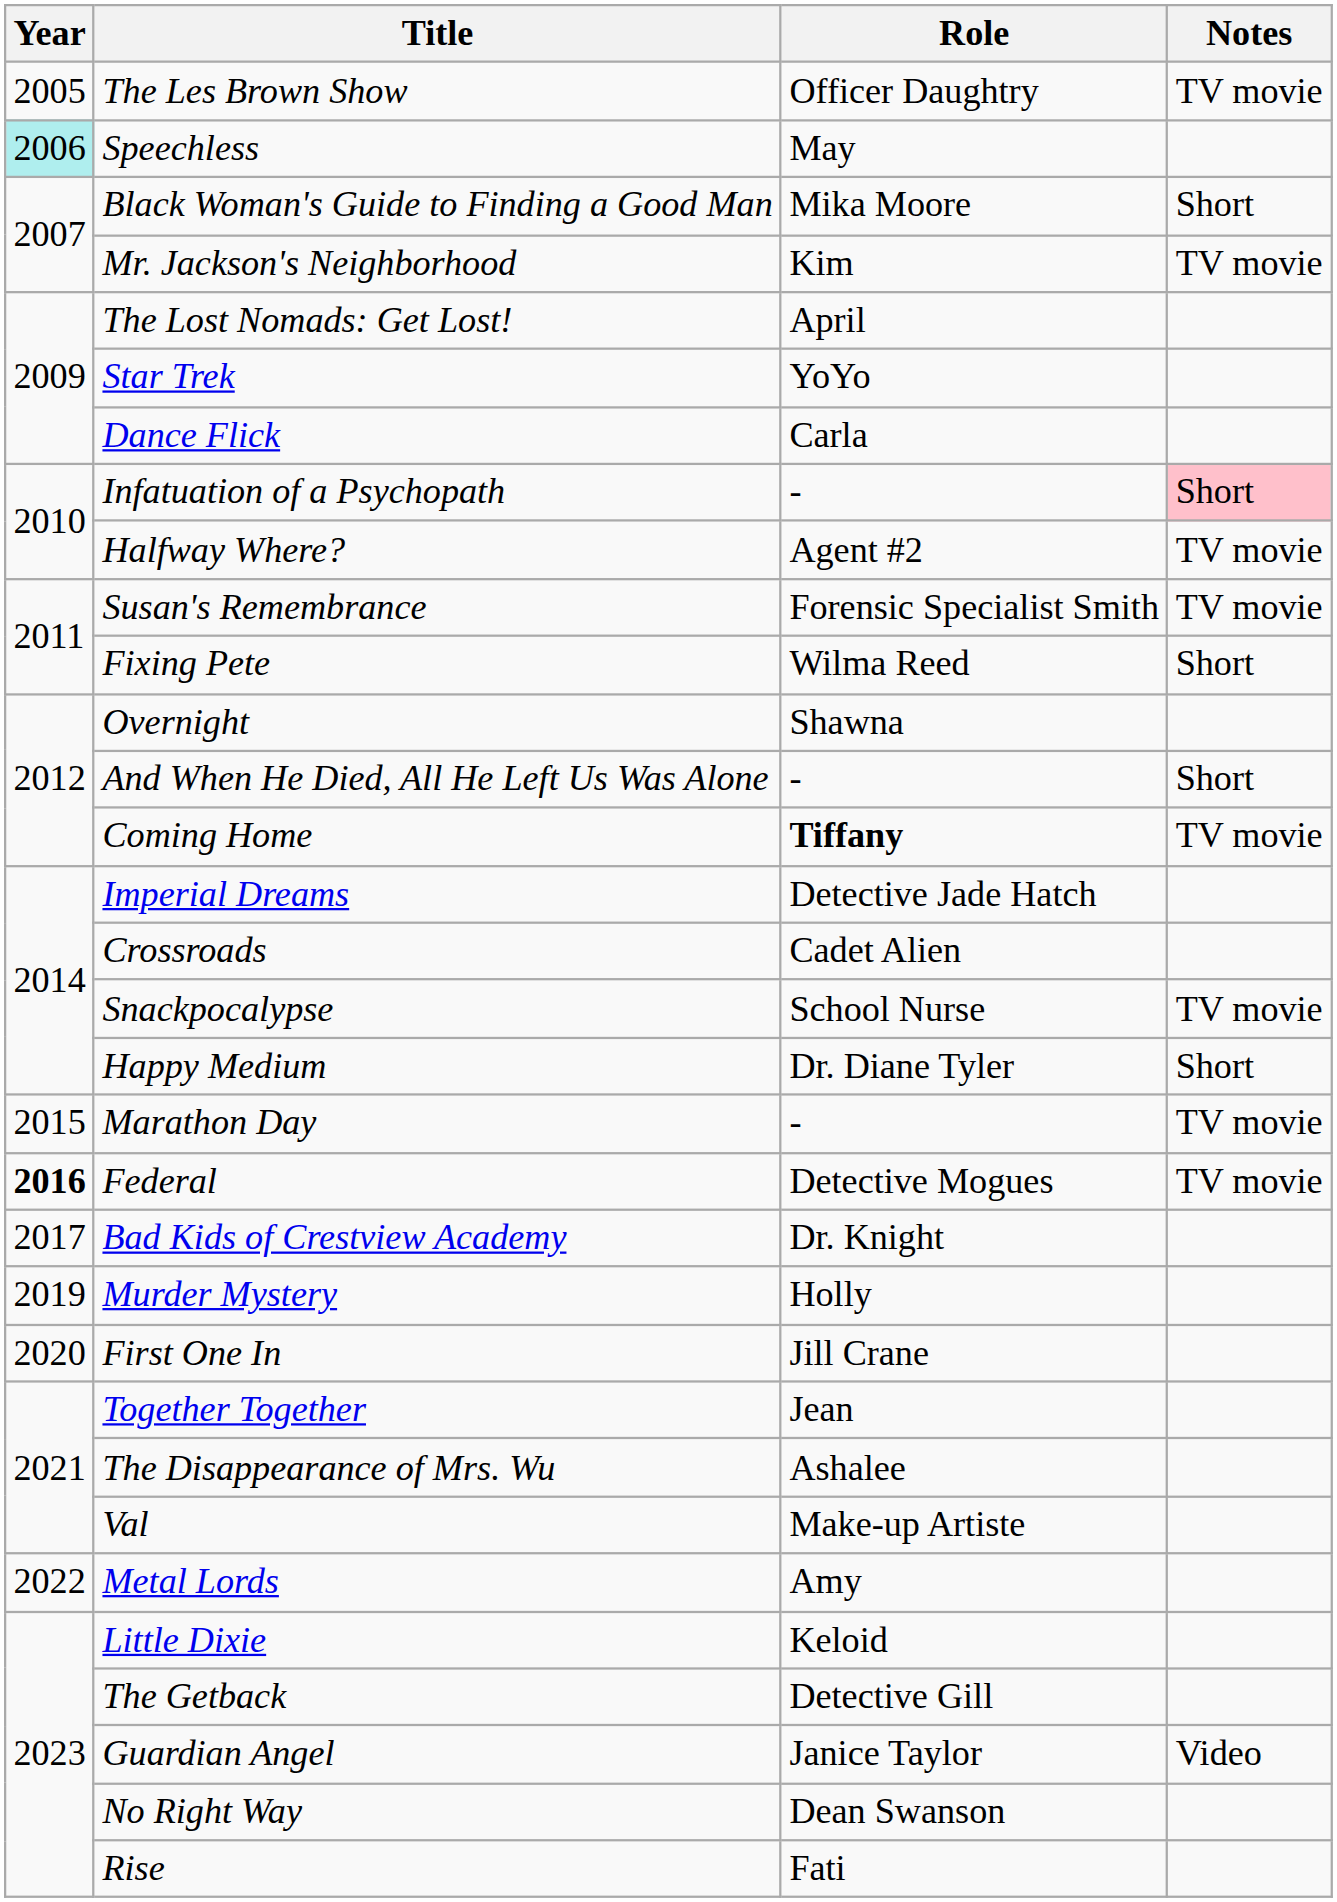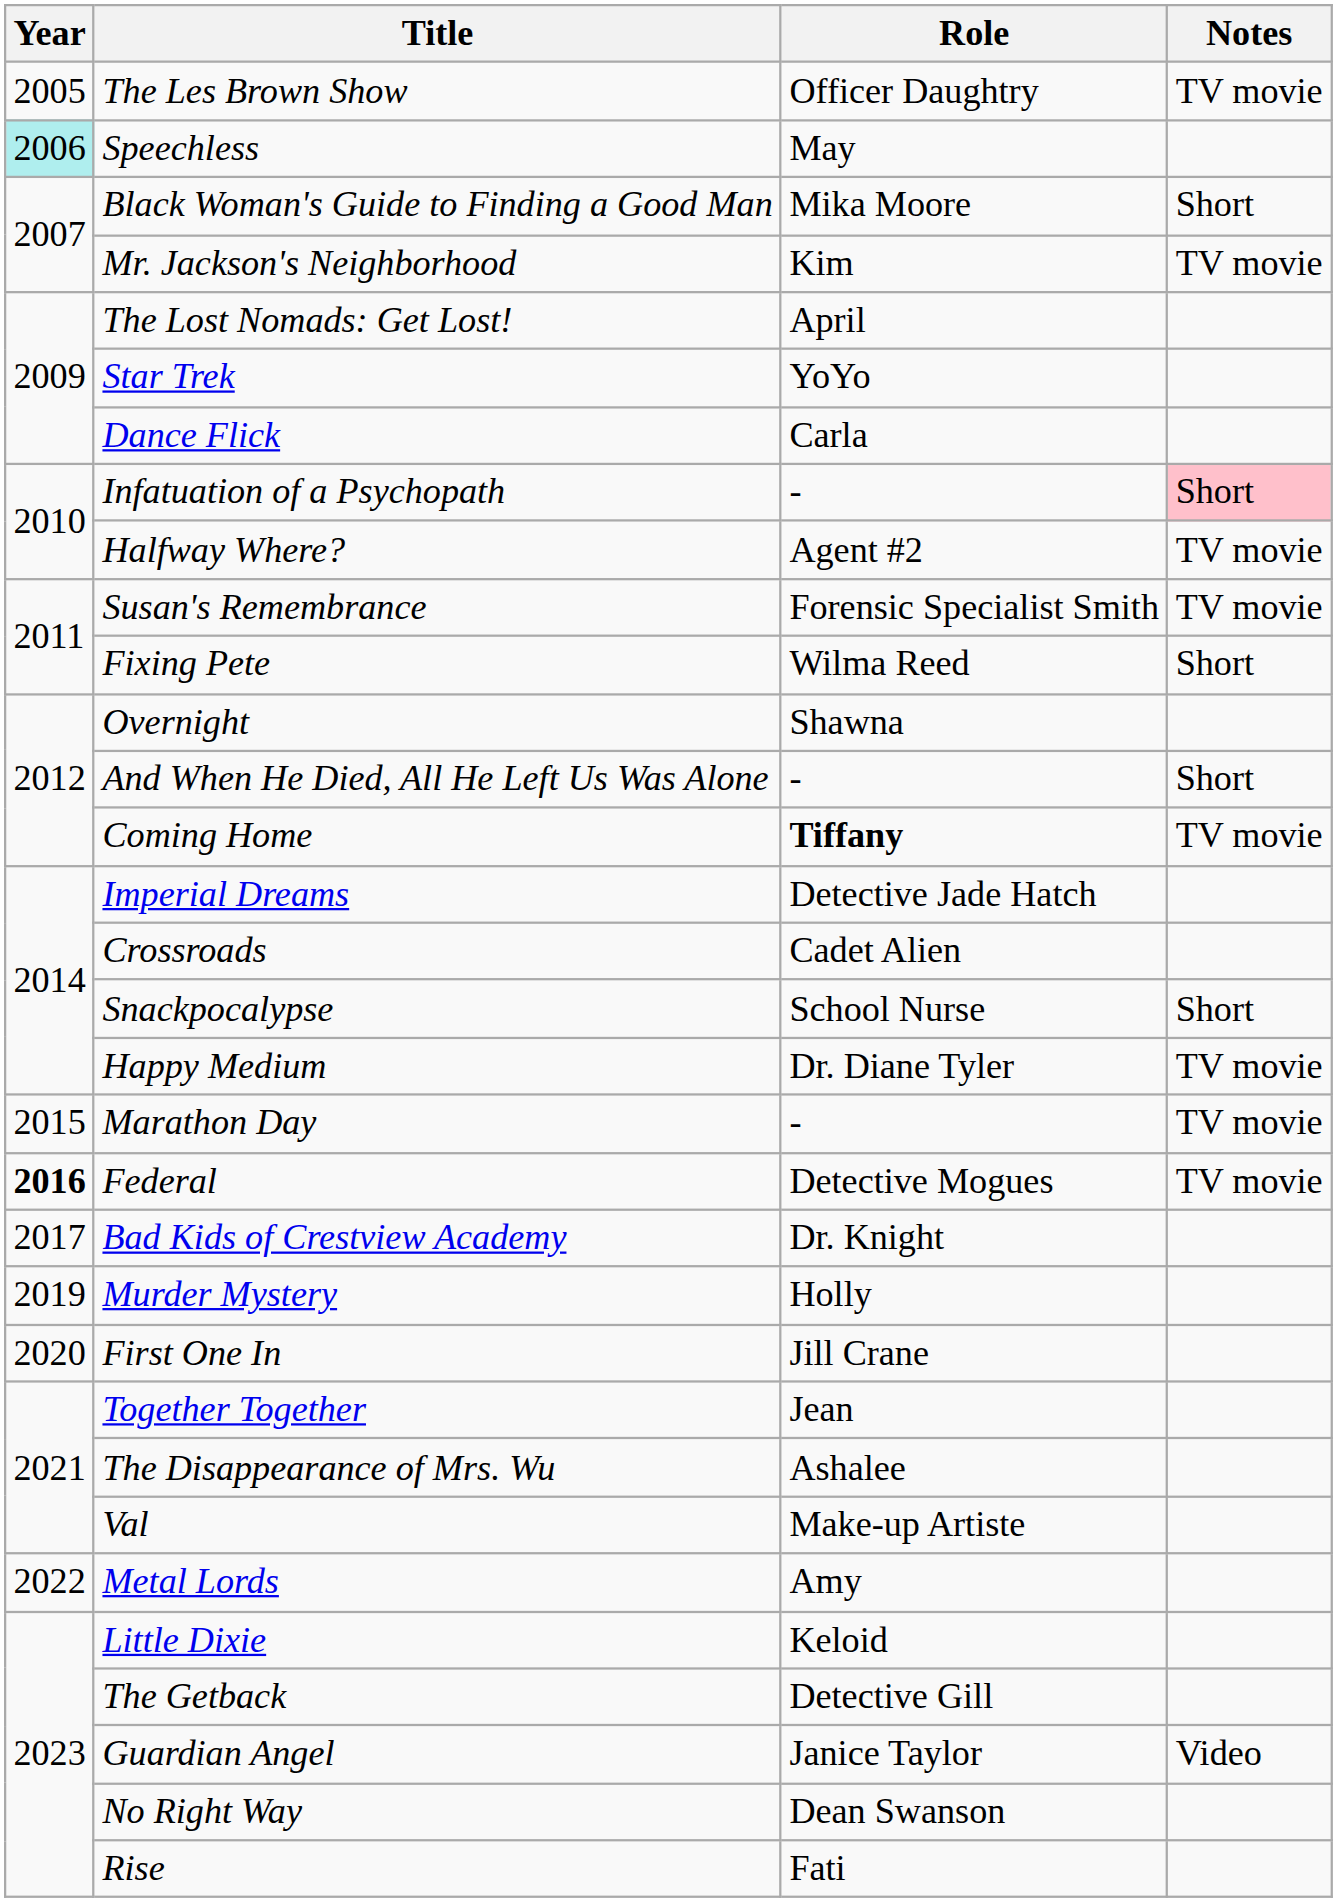(1249, 1008) TV movie -> (1215, 1008) Short
(1215, 1065) Short -> (1249, 1065) TV movie
